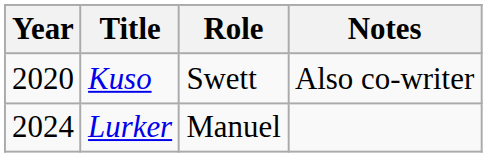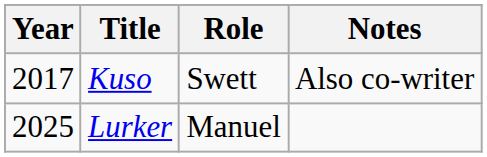(43, 77) 2020 -> (43, 77) 2017
(43, 126) 2024 -> (43, 126) 2025
